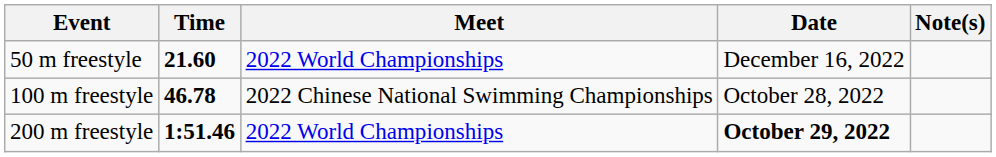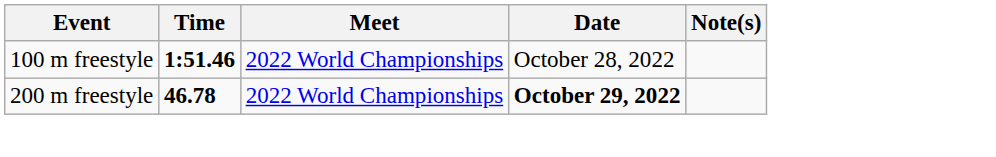- row: (76, 59)
(190, 95) 46.78 -> (199, 59) 1:51.46
(479, 95) 2022 Chinese National Swimming Championships -> (374, 59) 2022 World Championships
(199, 132) 1:51.46 -> (190, 95) 46.78
